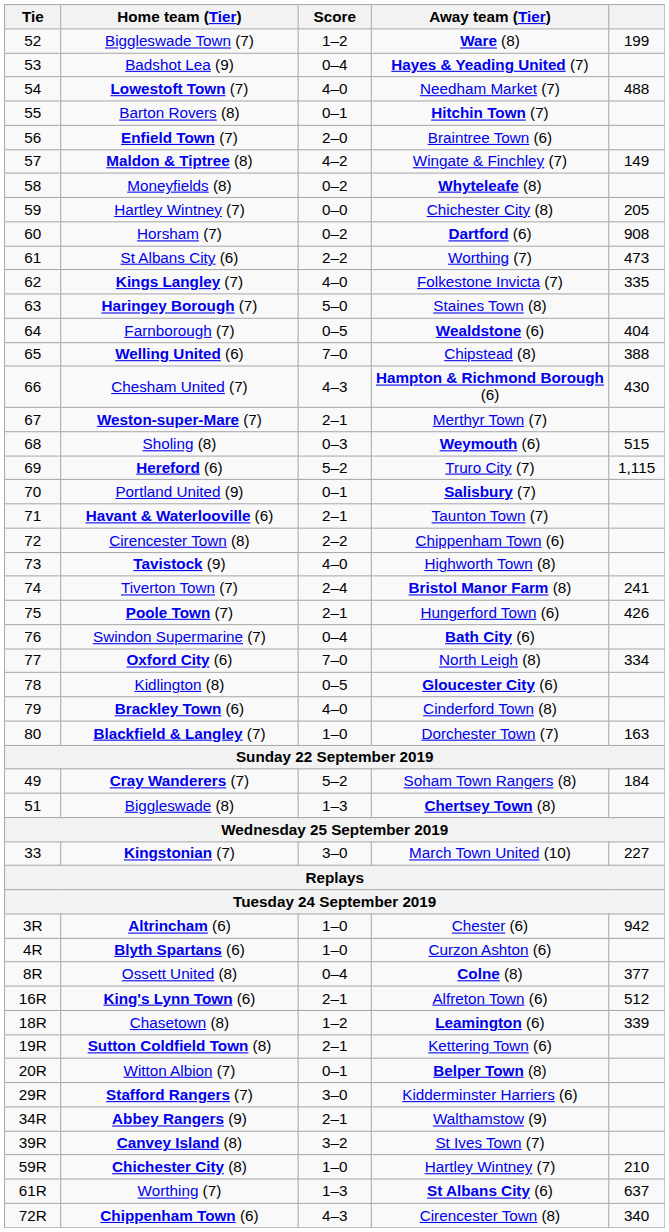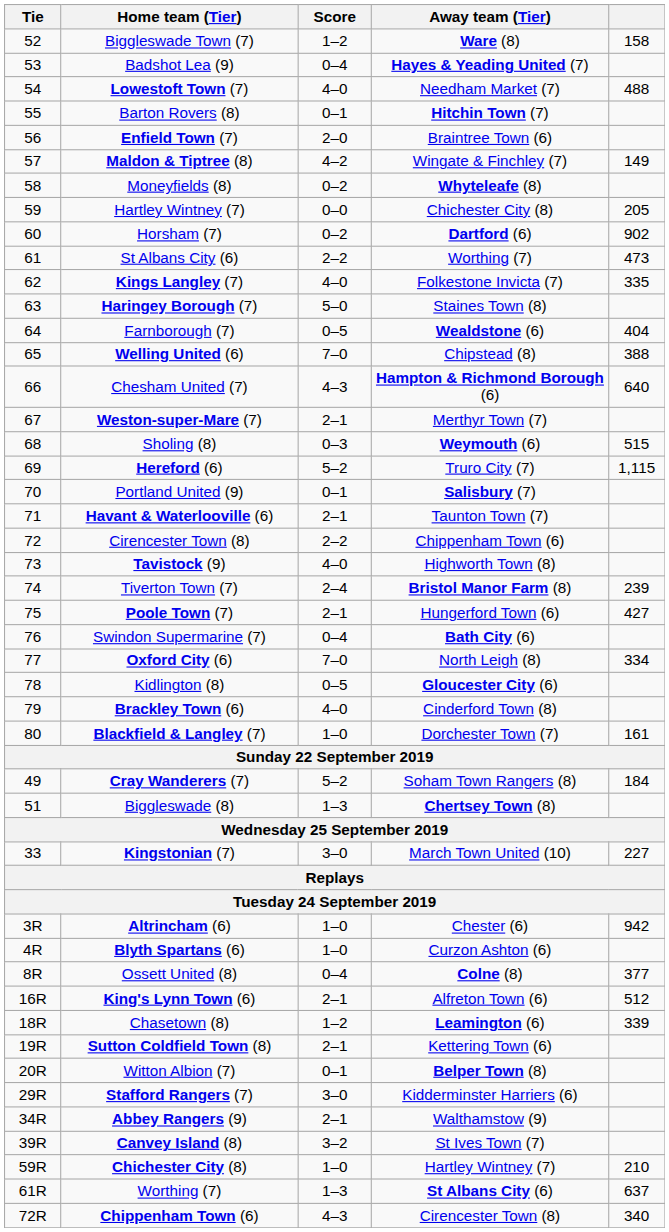(637, 41) 199 -> (637, 41) 158
(637, 234) 908 -> (637, 234) 902
(637, 387) 430 -> (637, 387) 640
(637, 589) 241 -> (637, 589) 239
(637, 613) 426 -> (637, 613) 427
(637, 733) 163 -> (637, 733) 161
